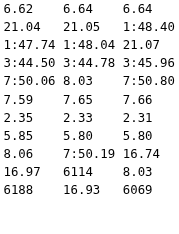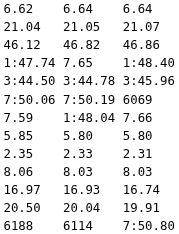(149, 27) 1:48.40 -> (141, 27) 21.07
+ row: (22, 45)
(89, 45) 1:48.04 -> (78, 63) 7.65
(141, 45) 21.07 -> (149, 63) 1:48.40
(78, 81) 8.03 -> (89, 99) 7:50.19
(149, 81) 7:50.80 -> (138, 99) 6069
(78, 99) 7.65 -> (89, 117) 1:48.04
rows swapped: (18, 117) <-> (18, 135)
(89, 153) 7:50.19 -> (78, 171) 8.03
(141, 153) 16.74 -> (138, 171) 8.03
(78, 171) 6114 -> (82, 189) 16.93
(138, 171) 8.03 -> (141, 189) 16.74
+ row: (22, 208)
(82, 189) 16.93 -> (78, 226) 6114
(138, 189) 6069 -> (149, 226) 7:50.80
